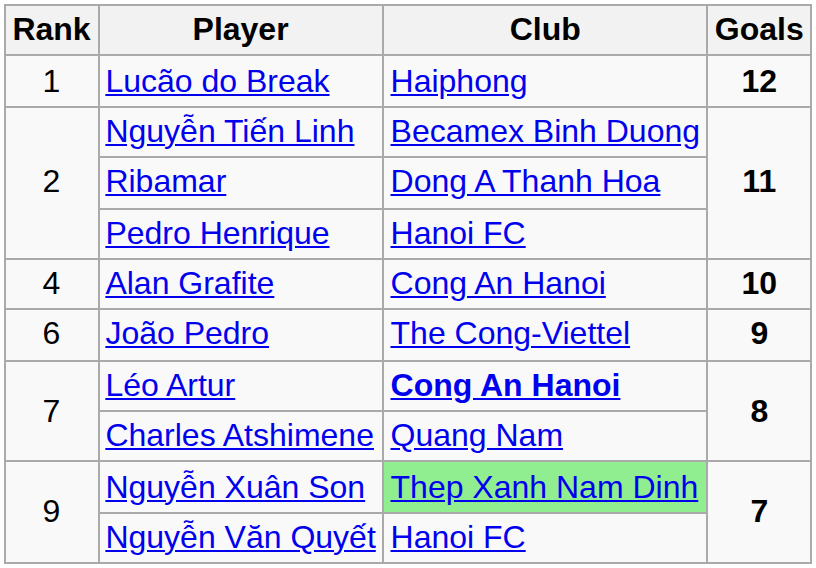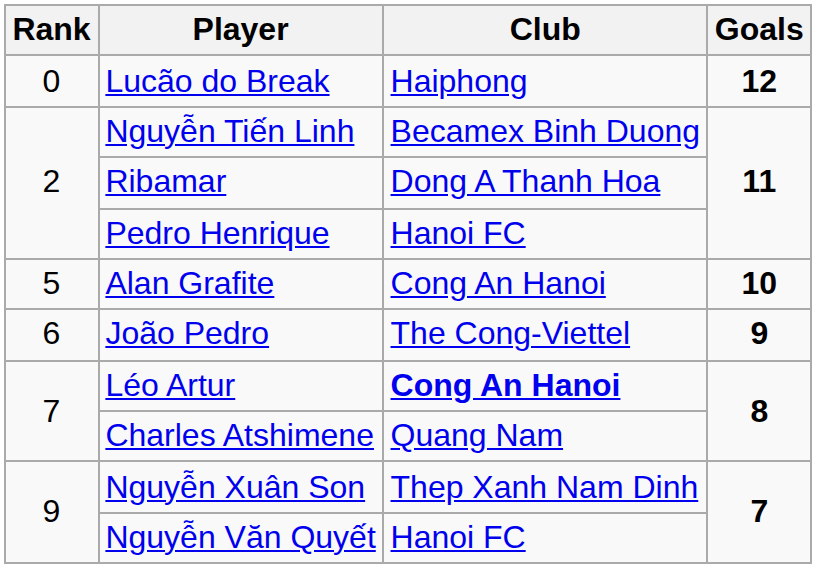(52, 80) 1 -> (52, 80) 0
(52, 283) 4 -> (52, 283) 5
(544, 486) lightgreen background -> (544, 486) no background
